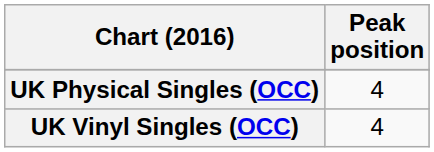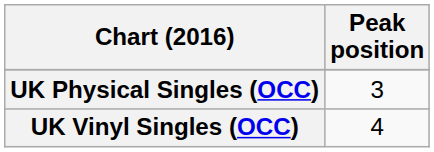(377, 89) 4 -> (377, 89) 3
